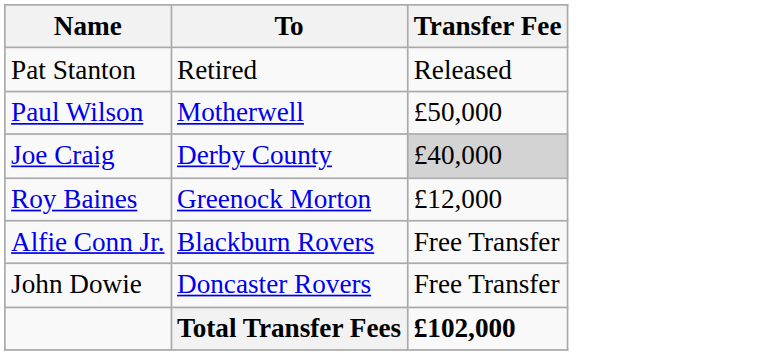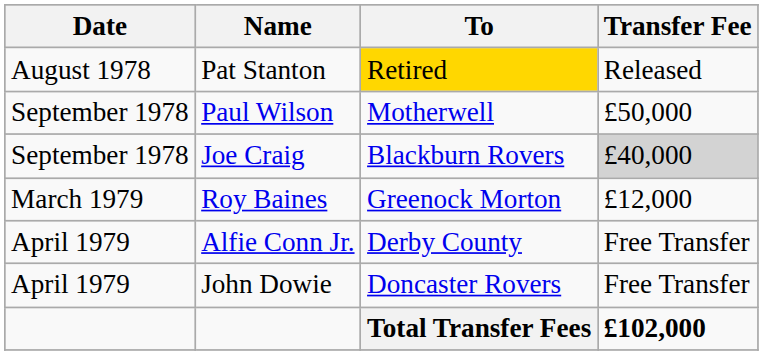+ column: (100, 26)
(217, 69) no background -> (407, 69) gold background
(254, 155) Derby County -> (466, 155) Blackburn Rovers
(276, 241) Blackburn Rovers -> (445, 241) Derby County
